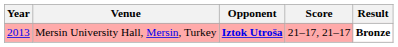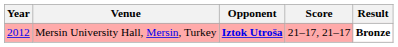(18, 33) 2013 -> (18, 33) 2012
